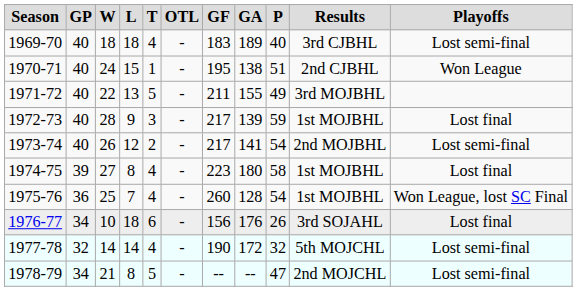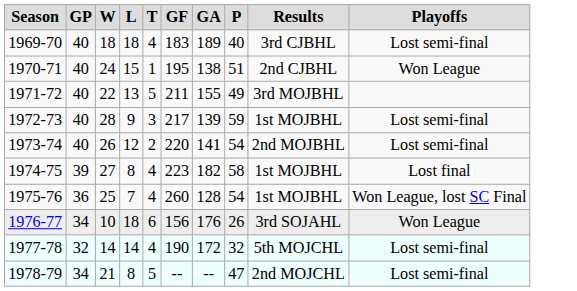- column: (182, 17)
(481, 119) Lost final -> (439, 119) Lost semi-final
(219, 145) 217 -> (177, 145) 220
(250, 171) 180 -> (209, 171) 182
(481, 222) Lost final -> (439, 222) Won League
